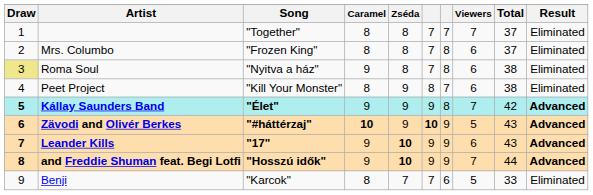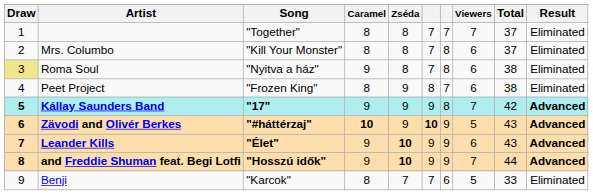(282, 50) "Frozen King" -> (294, 50) "Kill Your Monster"
(294, 87) "Kill Your Monster" -> (282, 87) "Frozen King"
(262, 106) "Élet" -> (258, 106) "17"
(258, 143) "17" -> (262, 143) "Élet"
